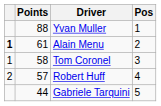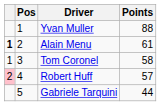columns swapped: (144, 13) <-> (33, 13)
(10, 77) no background -> (10, 77) pink background
